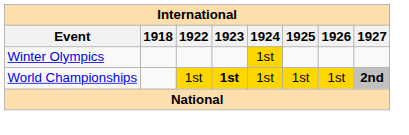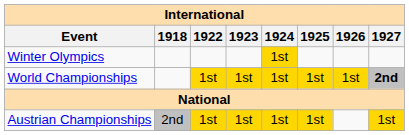(229, 78) bold -> (244, 78) normal
+ row: (79, 120)
